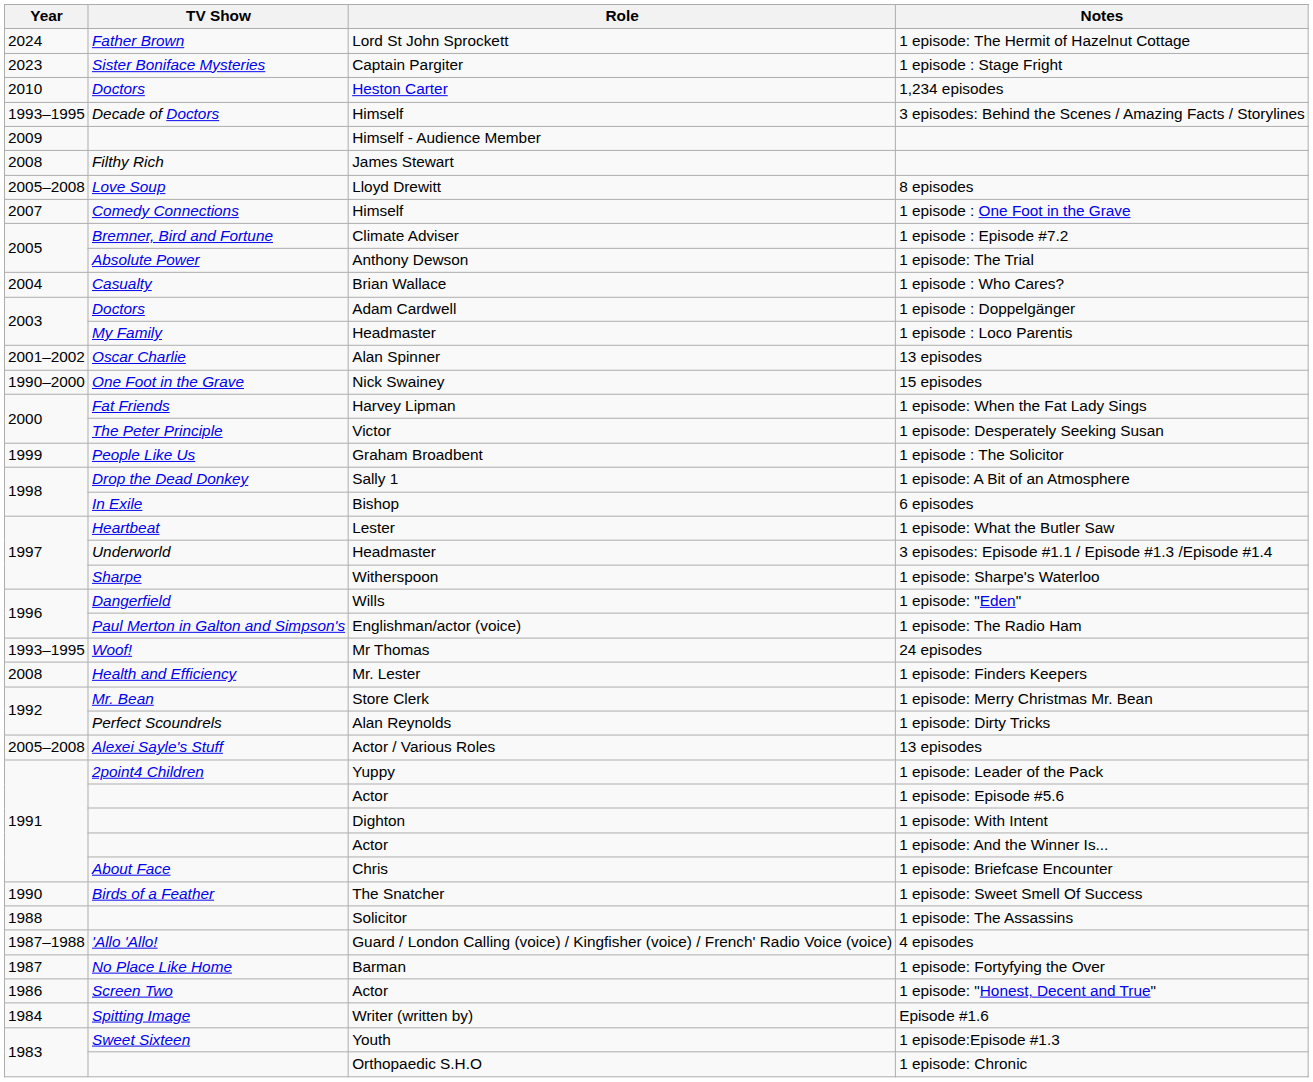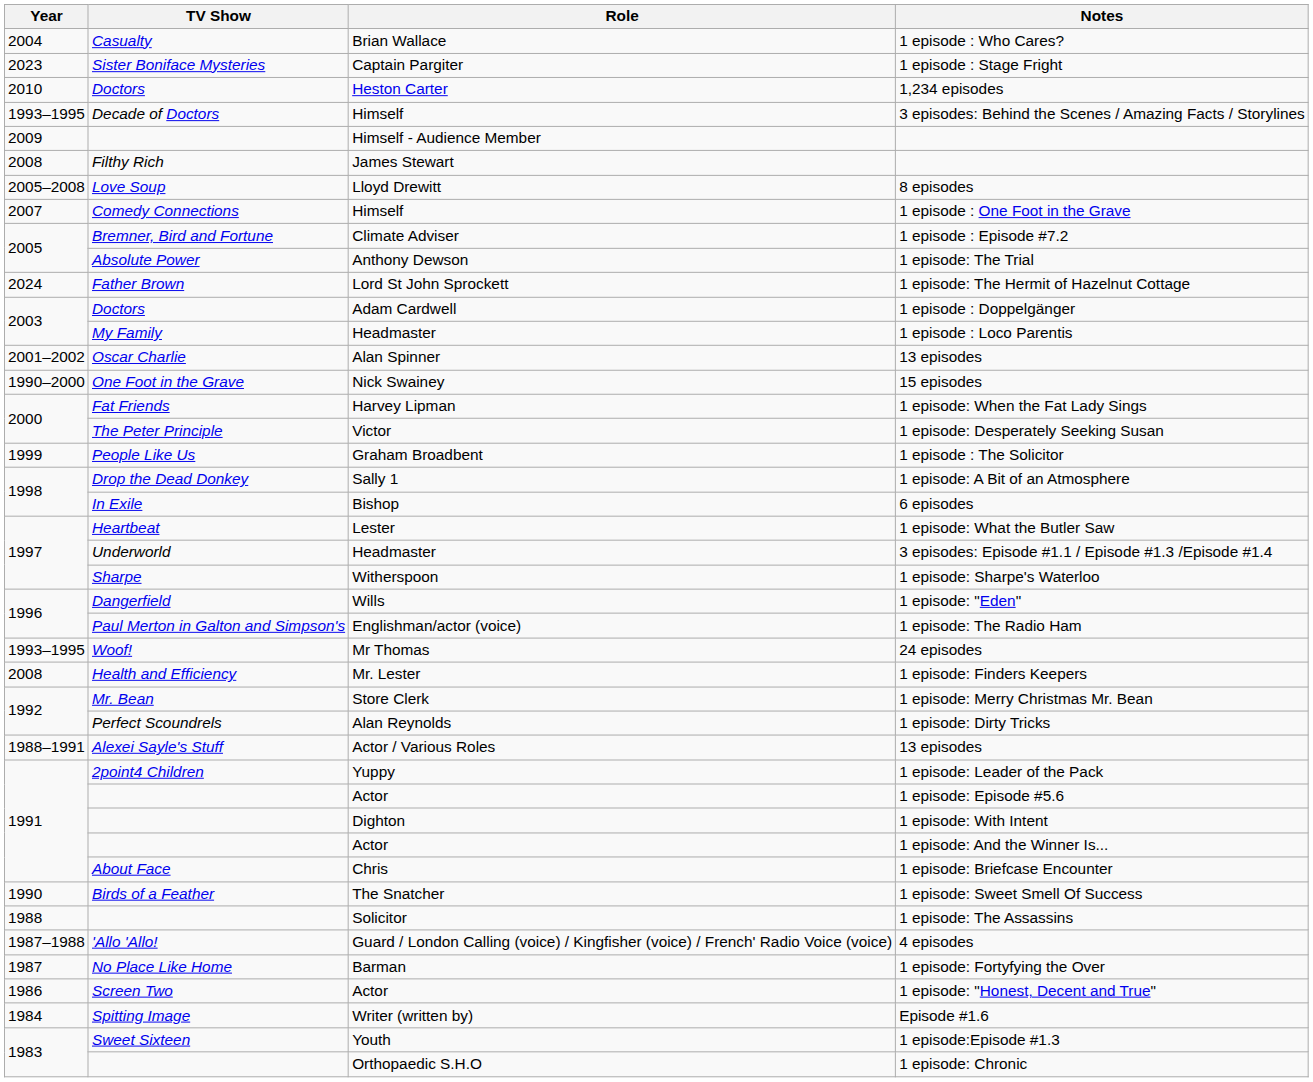rows swapped: (430, 41) <-> (399, 284)
(46, 747) 2005–2008 -> (46, 747) 1988–1991
